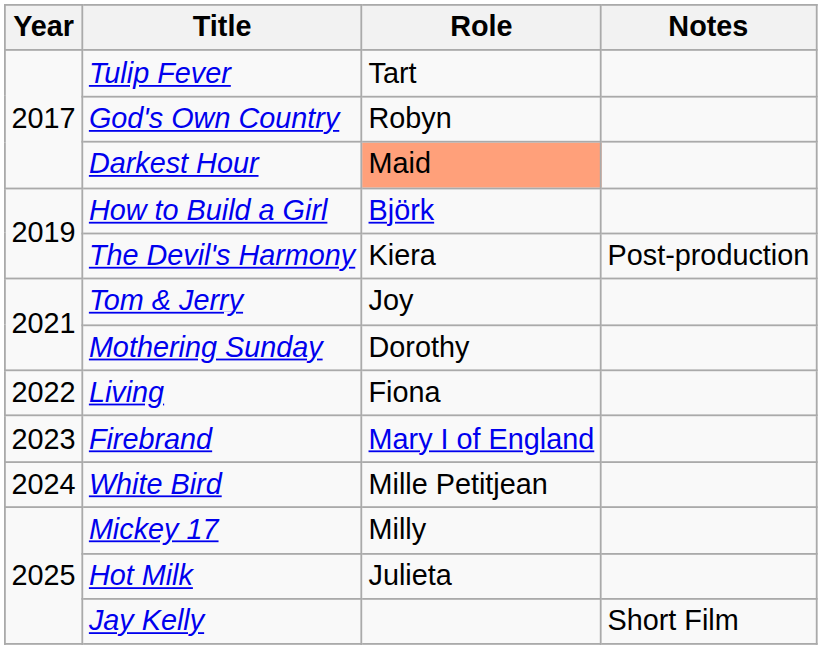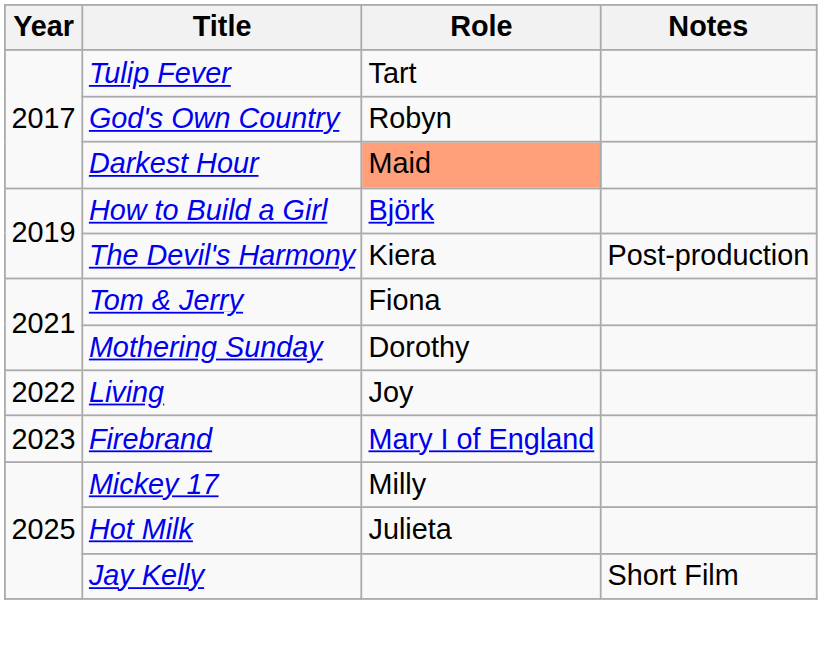(391, 301) Joy -> (405, 301) Fiona
(405, 392) Fiona -> (391, 392) Joy
- row: (155, 484)
